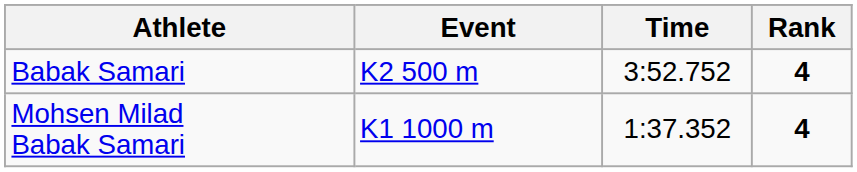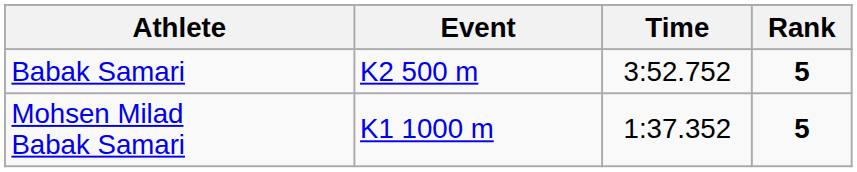(802, 71) 4 -> (802, 71) 5
(802, 130) 4 -> (802, 130) 5
